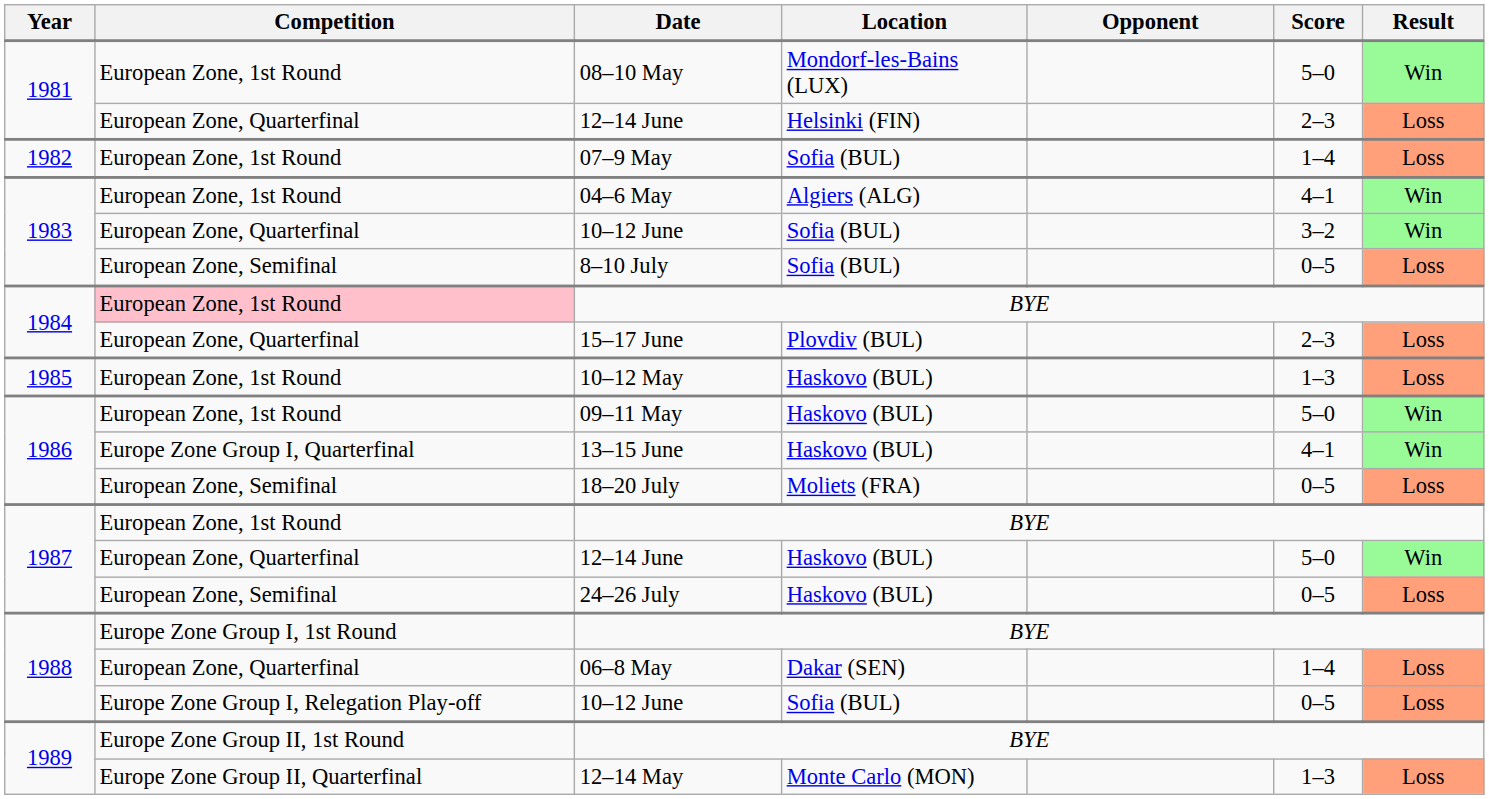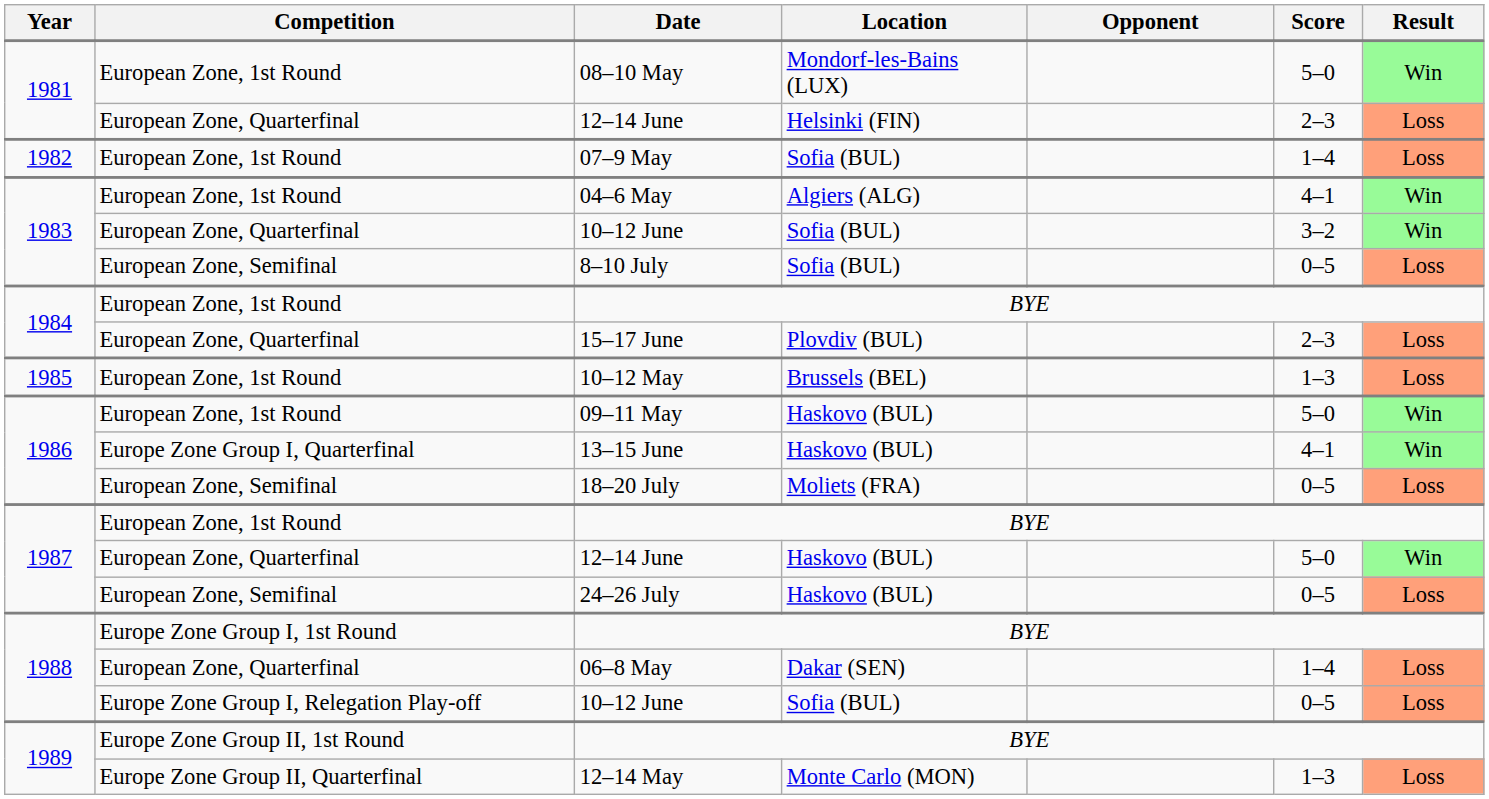(220, 303) pink background -> (220, 303) no background
(860, 376) Haskovo (BUL) -> (857, 376) Brussels (BEL)
